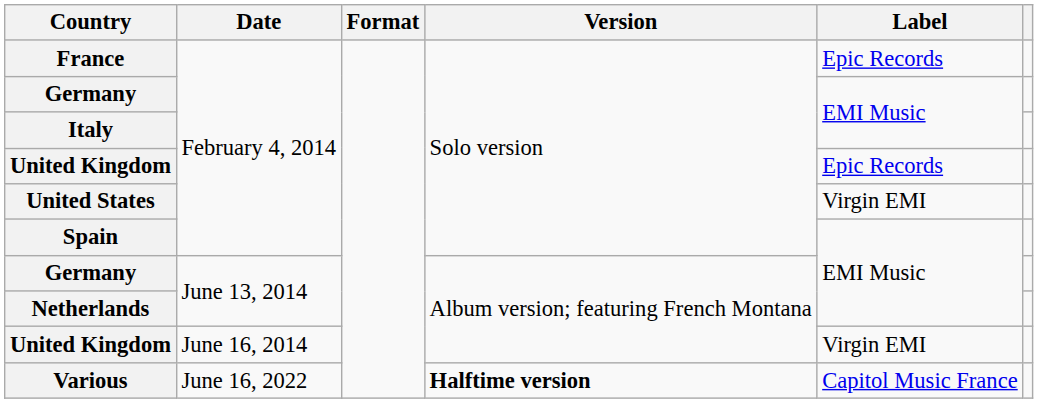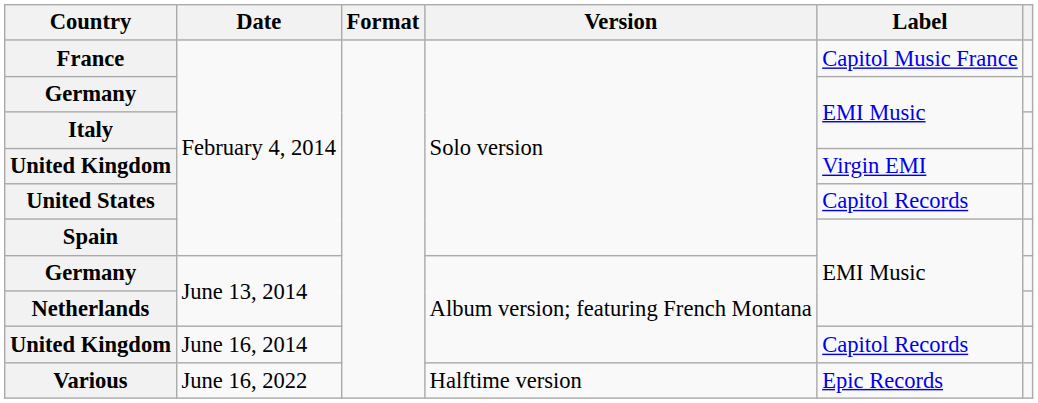(883, 58) Epic Records -> (920, 58) Capitol Music France
(883, 165) Epic Records -> (874, 165) Virgin EMI
(874, 201) Virgin EMI -> (895, 201) Capitol Records
(874, 344) Virgin EMI -> (895, 344) Capitol Records
(510, 380) bold -> (506, 380) normal
(920, 380) Capitol Music France -> (883, 380) Epic Records
